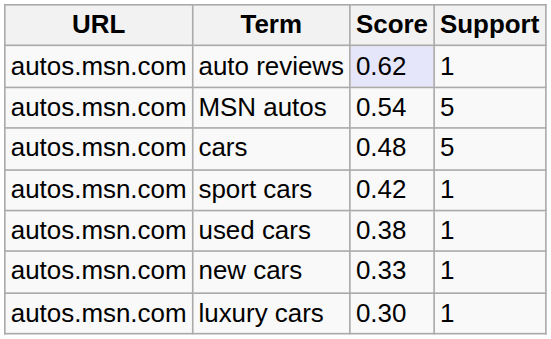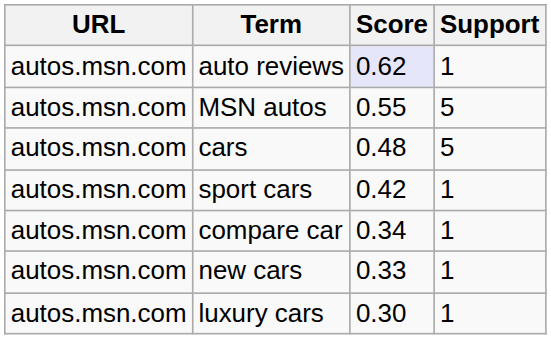(381, 107) 0.54 -> (381, 107) 0.55
- row: (255, 230)
+ row: (271, 230)
